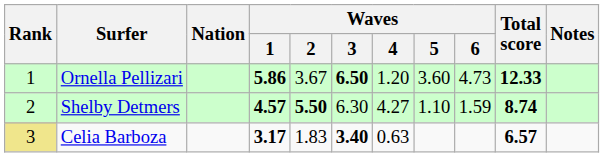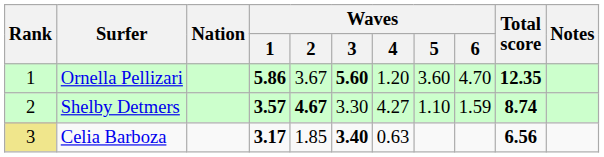(352, 78) 6.50 -> (352, 78) 5.60
(475, 78) 4.73 -> (475, 78) 4.70
(521, 78) 12.33 -> (521, 78) 12.35
(270, 107) 4.57 -> (270, 107) 3.57
(311, 107) 5.50 -> (311, 107) 4.67
(352, 107) 6.30 -> (352, 107) 3.30
(311, 136) 1.83 -> (311, 136) 1.85
(521, 136) 6.57 -> (521, 136) 6.56
